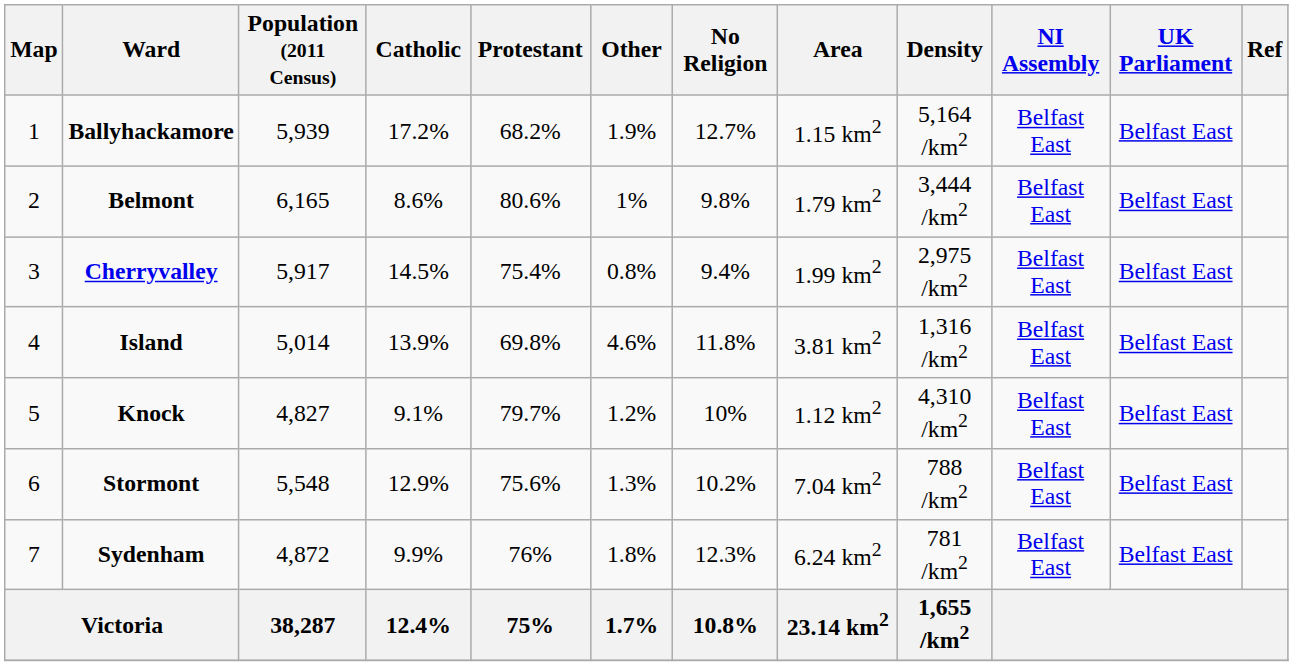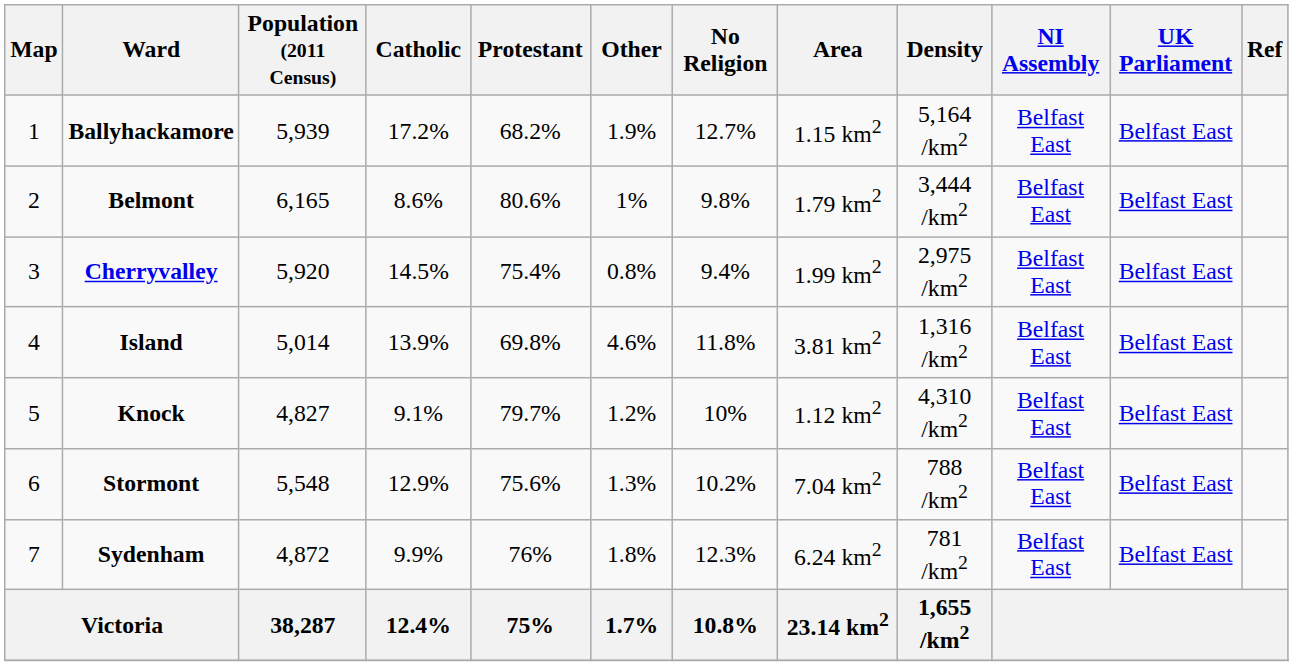(303, 271) 5,917 -> (303, 271) 5,920
